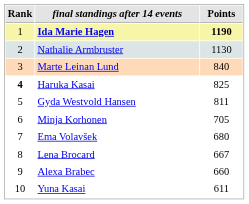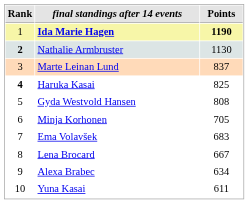(20, 49) normal -> (20, 49) bold
(221, 67) 840 -> (221, 67) 837
(221, 102) 811 -> (221, 102) 808
(221, 137) 680 -> (221, 137) 683
(221, 172) 660 -> (221, 172) 634
